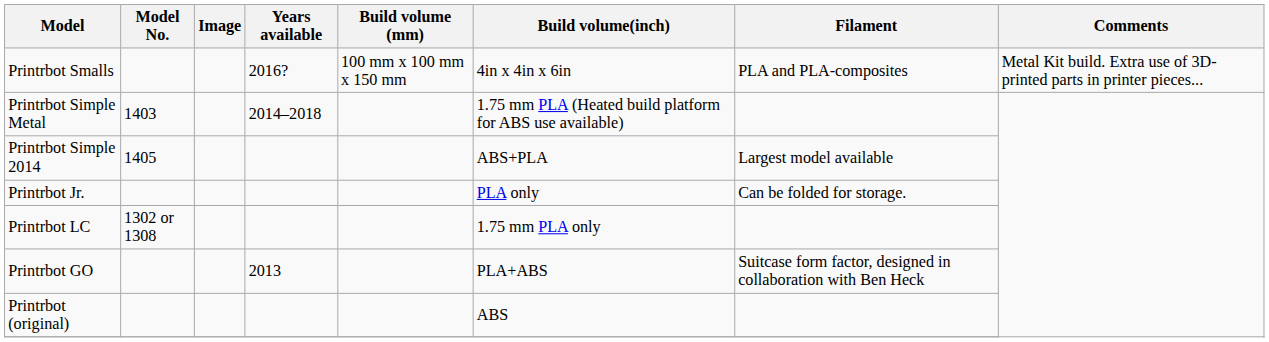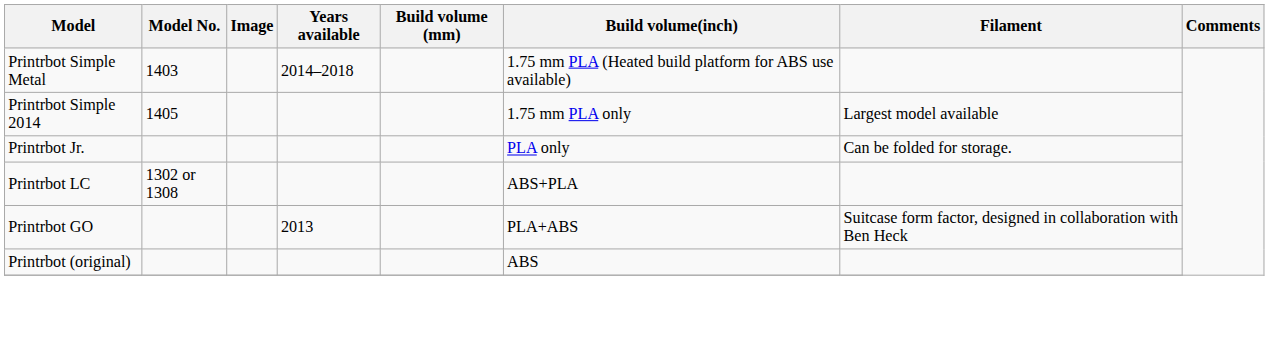- row: (61, 70)
(512, 157) ABS+PLA -> (569, 114) 1.75 mm PLA only
(539, 227) 1.75 mm PLA only -> (543, 183) ABS+PLA
